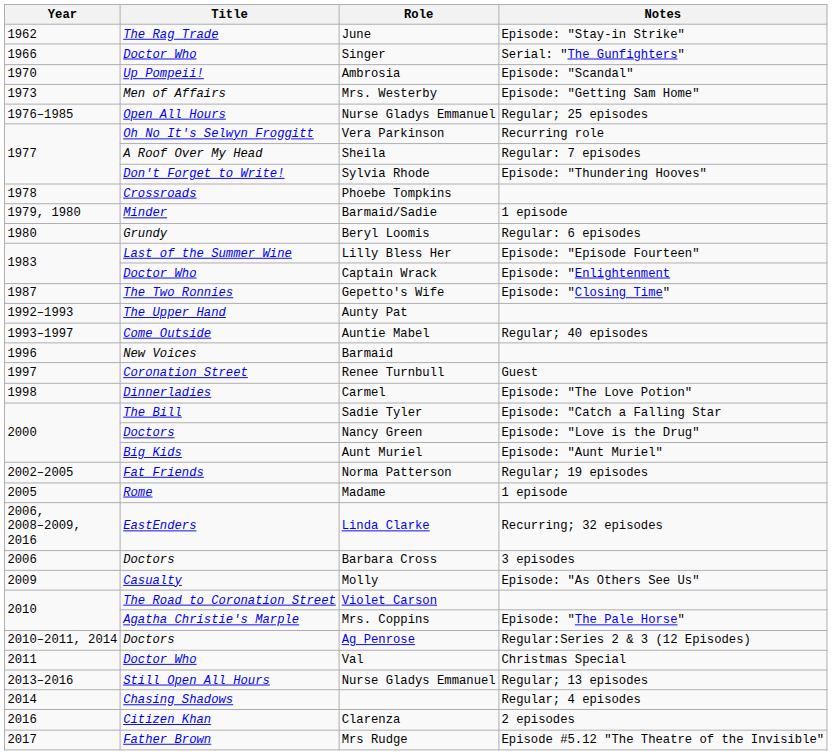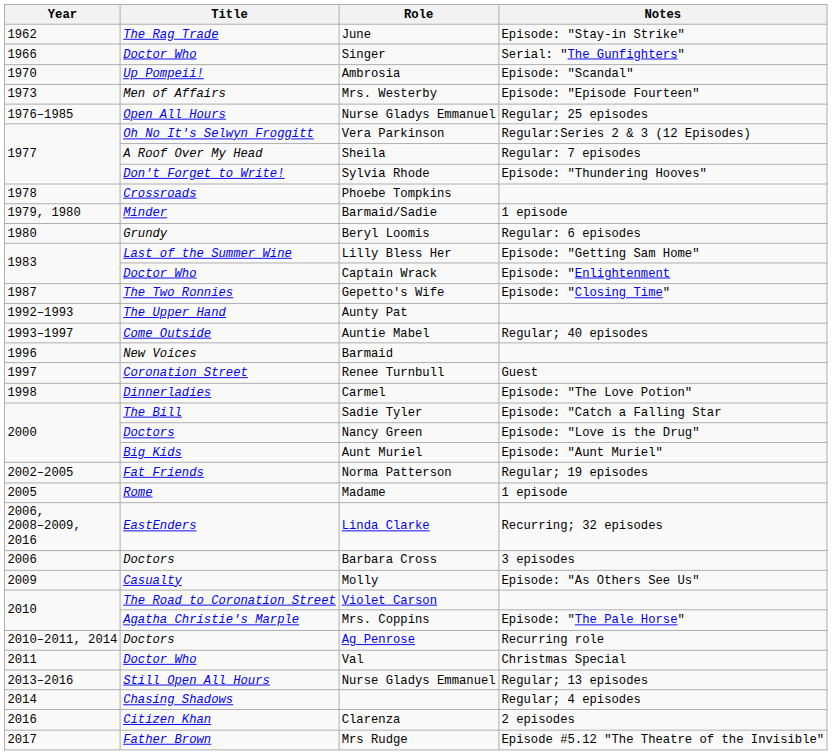(601, 94) Episode: "Getting Sam Home" -> (601, 94) Episode: "Episode Fourteen"
(553, 134) Recurring role -> (626, 134) Regular:Series 2 & 3 (12 Episodes)
(601, 253) Episode: "Episode Fourteen" -> (601, 253) Episode: "Getting Sam Home"
(626, 640) Regular:Series 2 & 3 (12 Episodes) -> (553, 640) Recurring role
